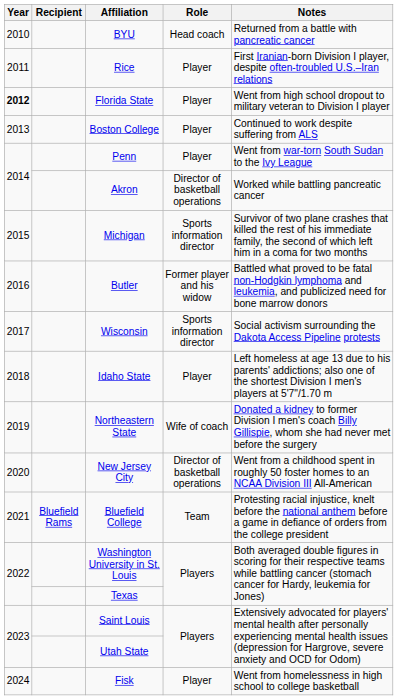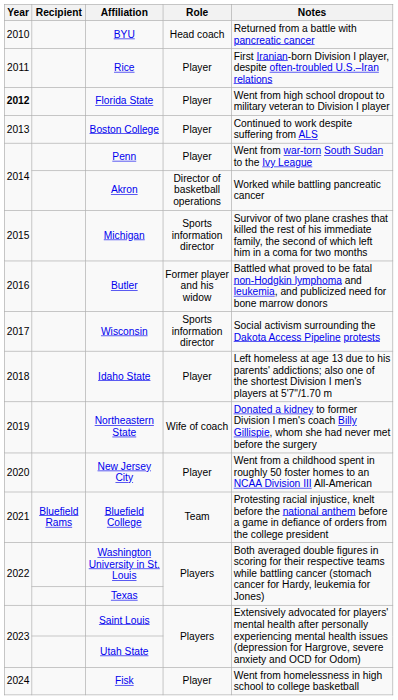(197, 472) Director of basketball operations -> (197, 472) Player
